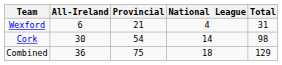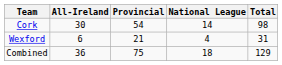rows swapped: (27, 39) <-> (27, 25)
